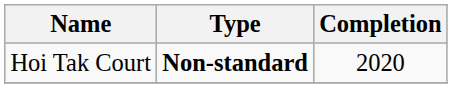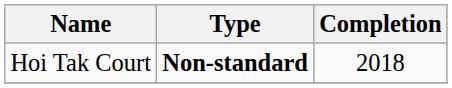(380, 62) 2020 -> (380, 62) 2018
